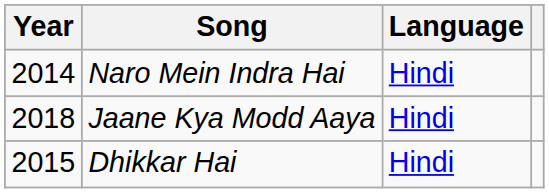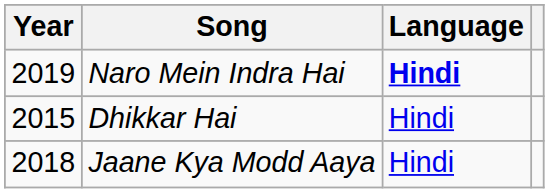(43, 72) 2014 -> (43, 72) 2019
(421, 72) normal -> (425, 72) bold
rows swapped: (162, 163) <-> (232, 118)
